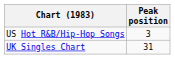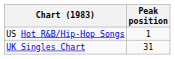(148, 34) 3 -> (148, 34) 1
